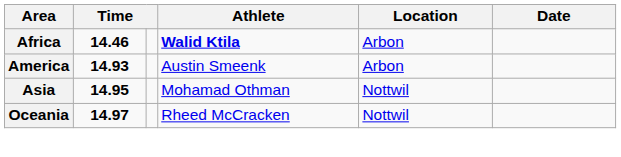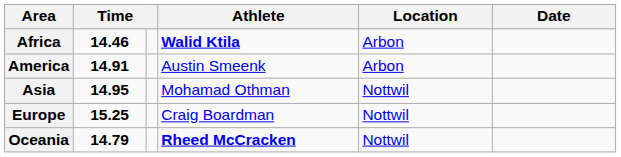(110, 66) 14.93 -> (110, 66) 14.91
+ row: (39, 115)
(110, 115) 14.97 -> (110, 139) 14.79
(225, 115) normal -> (229, 139) bold
